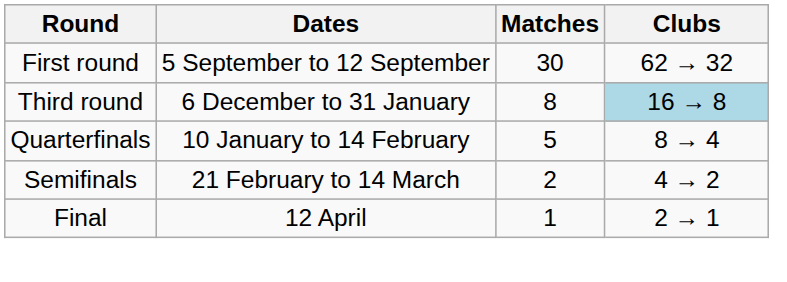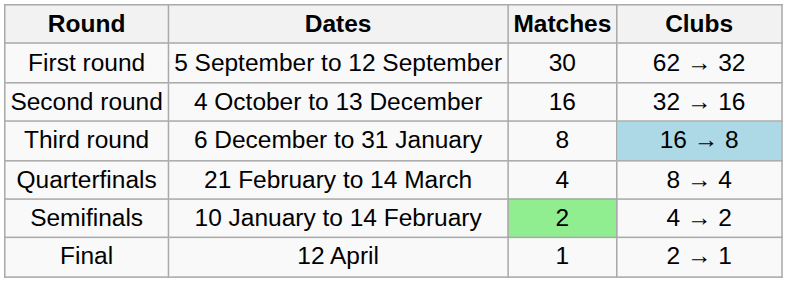+ row: (87, 101)
(326, 140) 10 January to 14 February -> (338, 179) 21 February to 14 March
(550, 140) 5 -> (562, 179) 4
(326, 179) 21 February to 14 March -> (338, 218) 10 January to 14 February
(550, 179) no background -> (562, 218) lightgreen background
